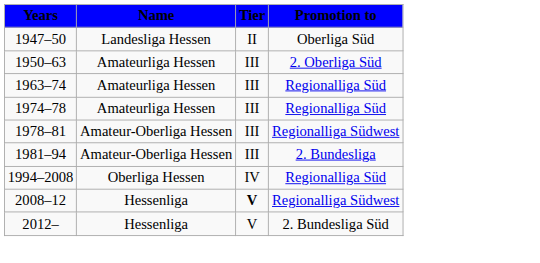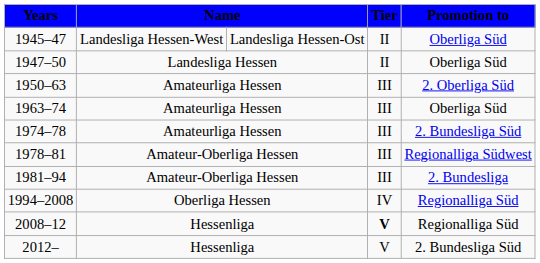+ row: (41, 39)
(336, 85) Regionalliga Süd -> (468, 108) Oberliga Süd
(336, 108) Regionalliga Süd -> (468, 131) 2. Bundesliga Süd
(336, 200) Regionalliga Südwest -> (468, 223) Regionalliga Süd
